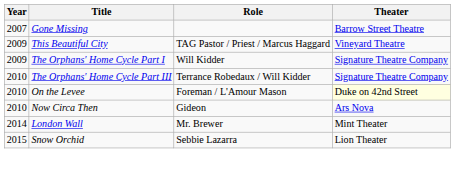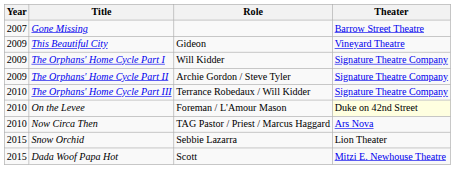(253, 44) TAG Pastor / Priest / Marcus Haggard -> (191, 44) Gideon
+ row: (100, 76)
(191, 108) Gideon -> (253, 124) TAG Pastor / Priest / Marcus Haggard
- row: (57, 124)
+ row: (75, 156)
